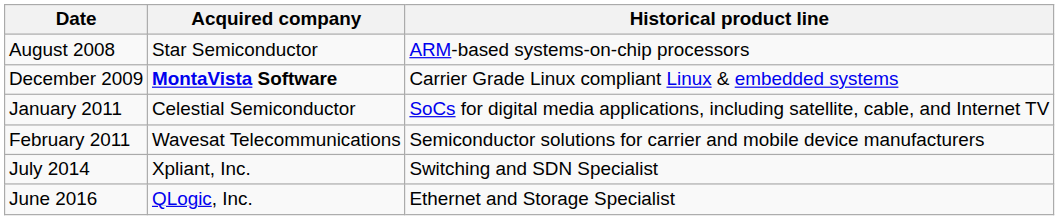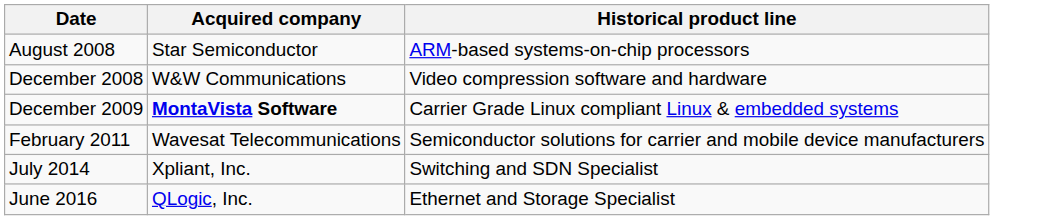+ row: (76, 79)
- row: (65, 109)
